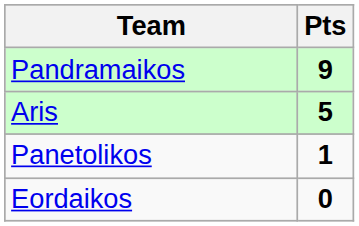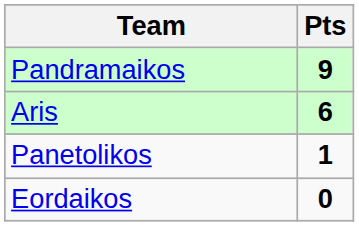(325, 112) 5 -> (325, 112) 6
